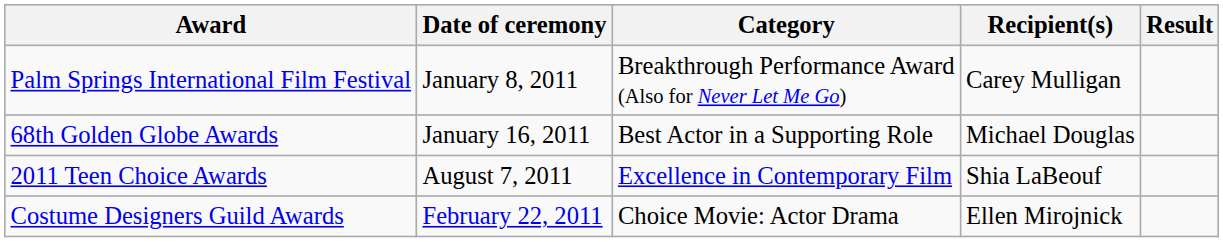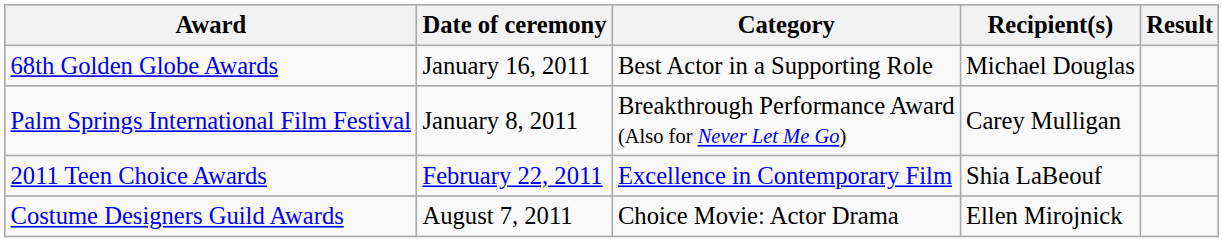rows swapped: (211, 80) <-> (144, 135)
(498, 175) August 7, 2011 -> (513, 175) February 22, 2011
(513, 216) February 22, 2011 -> (498, 216) August 7, 2011
